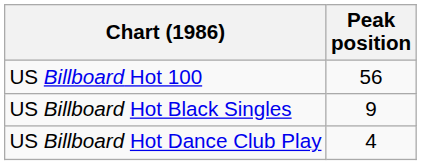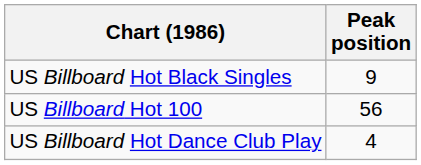rows swapped: (106, 76) <-> (151, 109)
